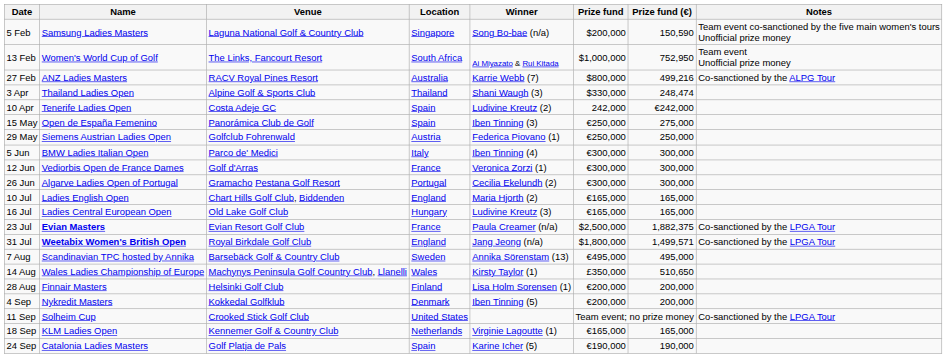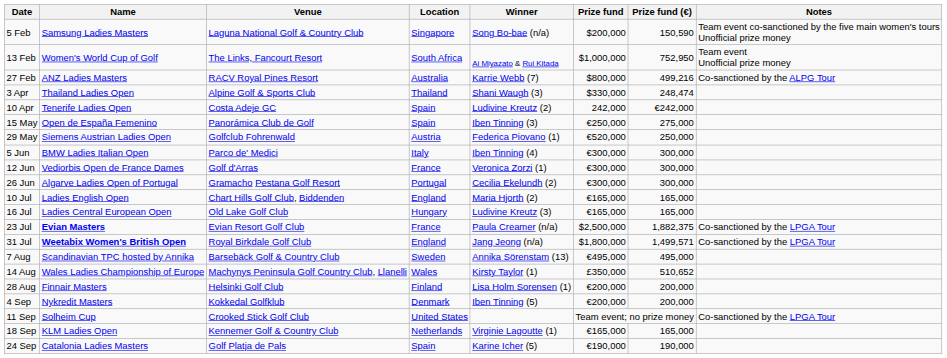(606, 137) €250,000 -> (606, 137) €520,000
(677, 272) 510,650 -> (677, 272) 510,652
